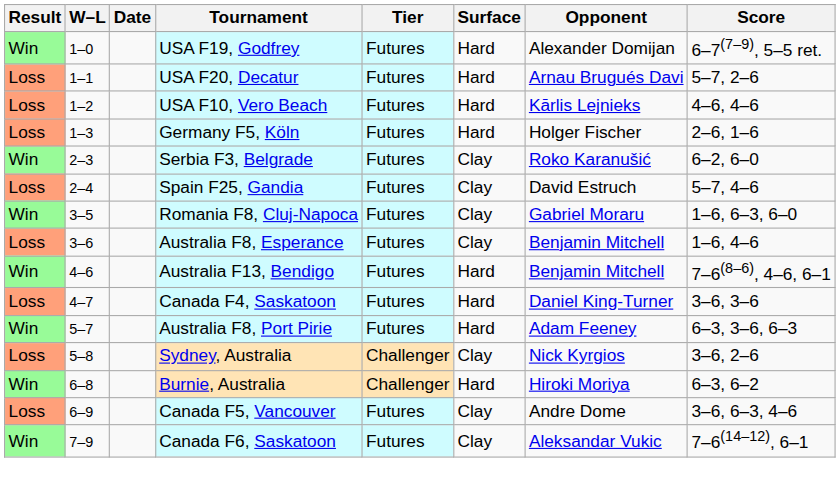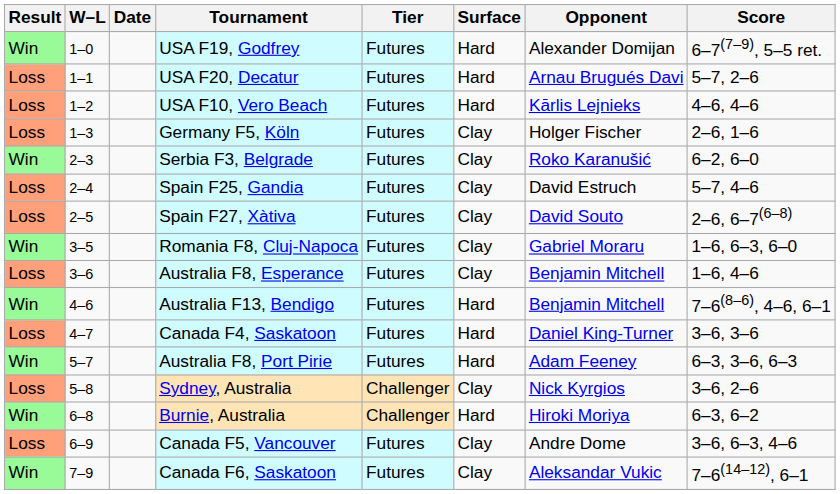(476, 132) Hard -> (475, 132) Clay
+ row: (227, 217)
